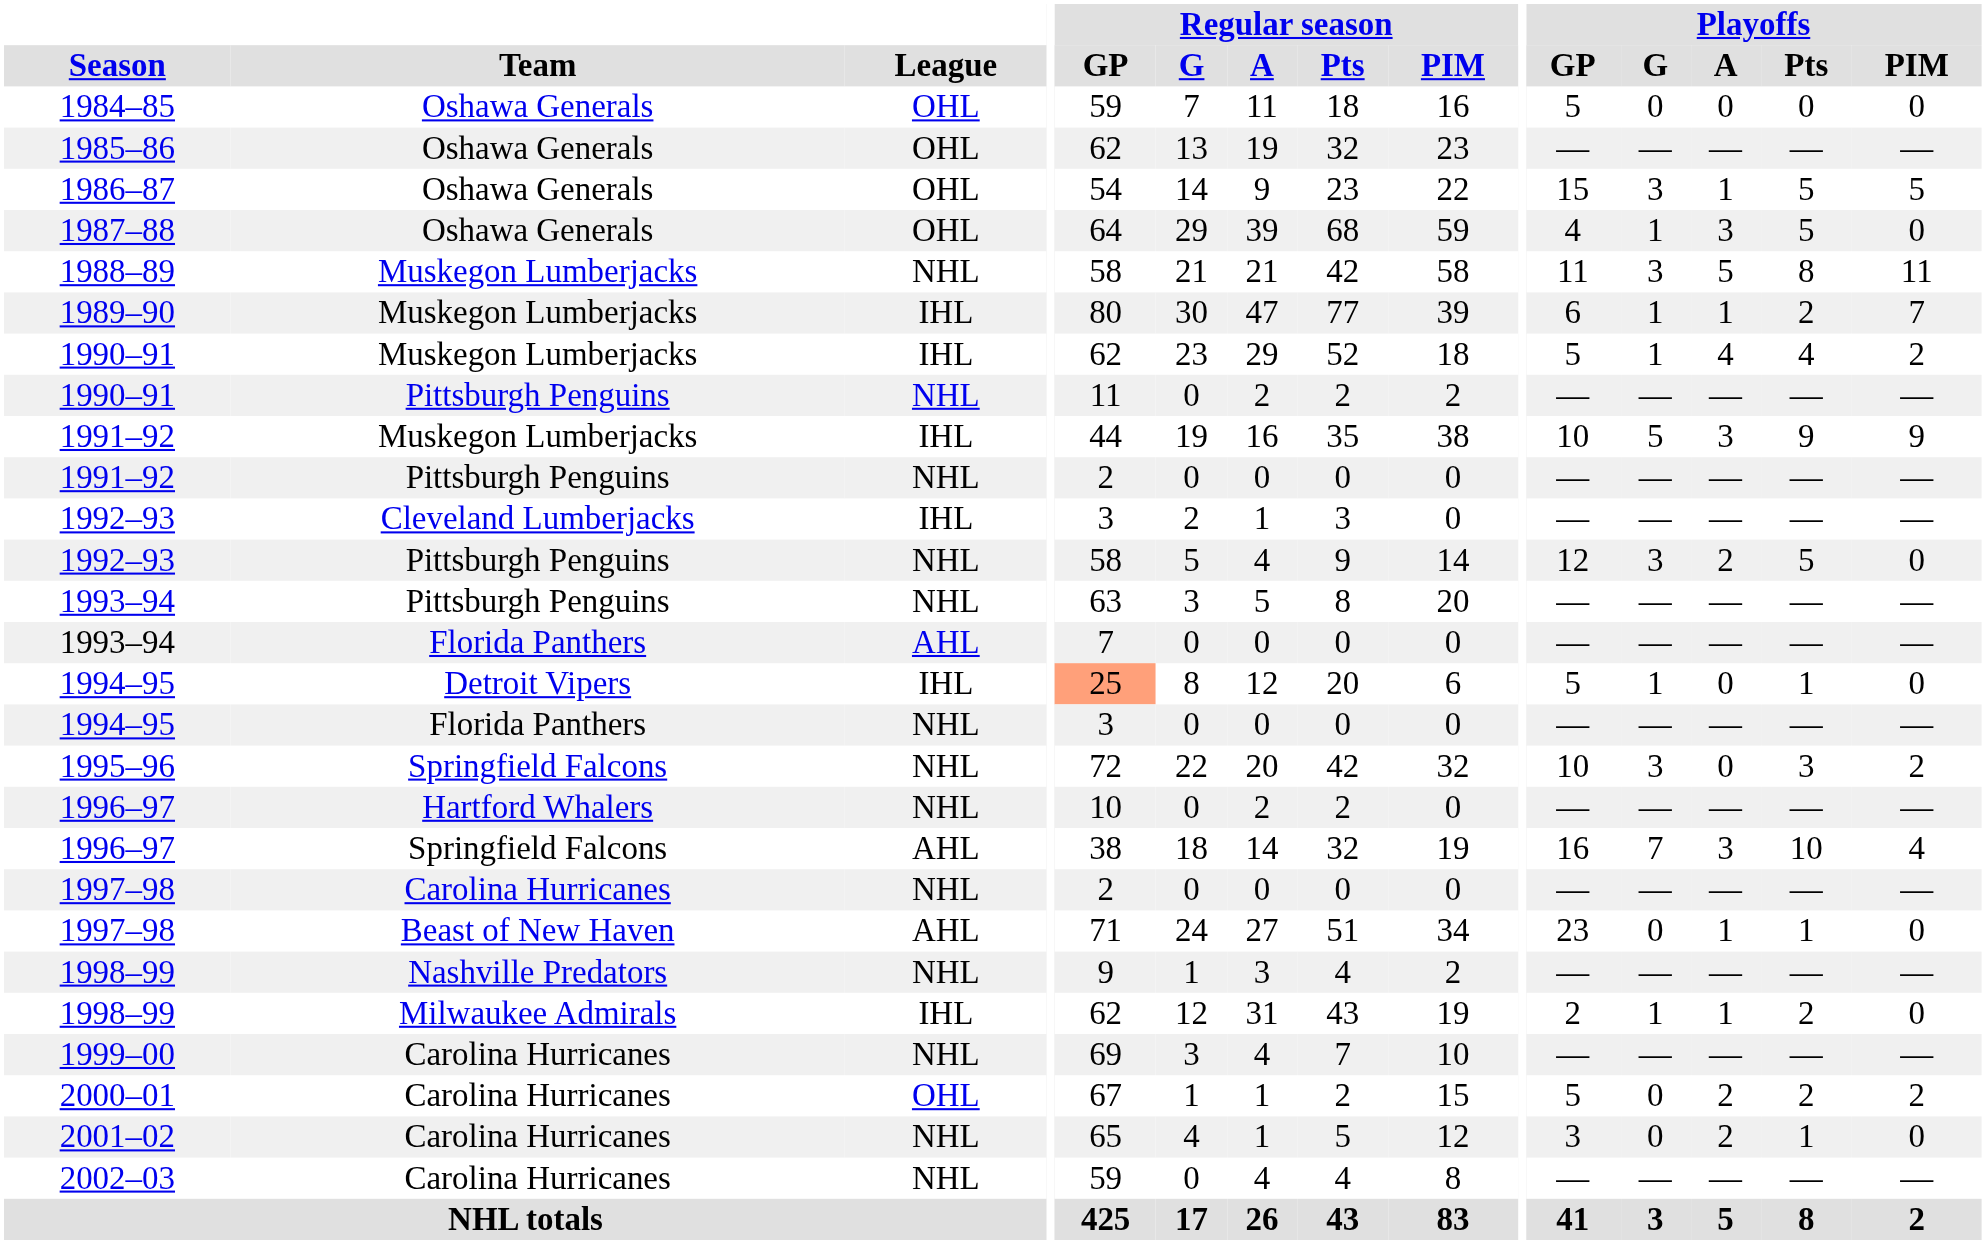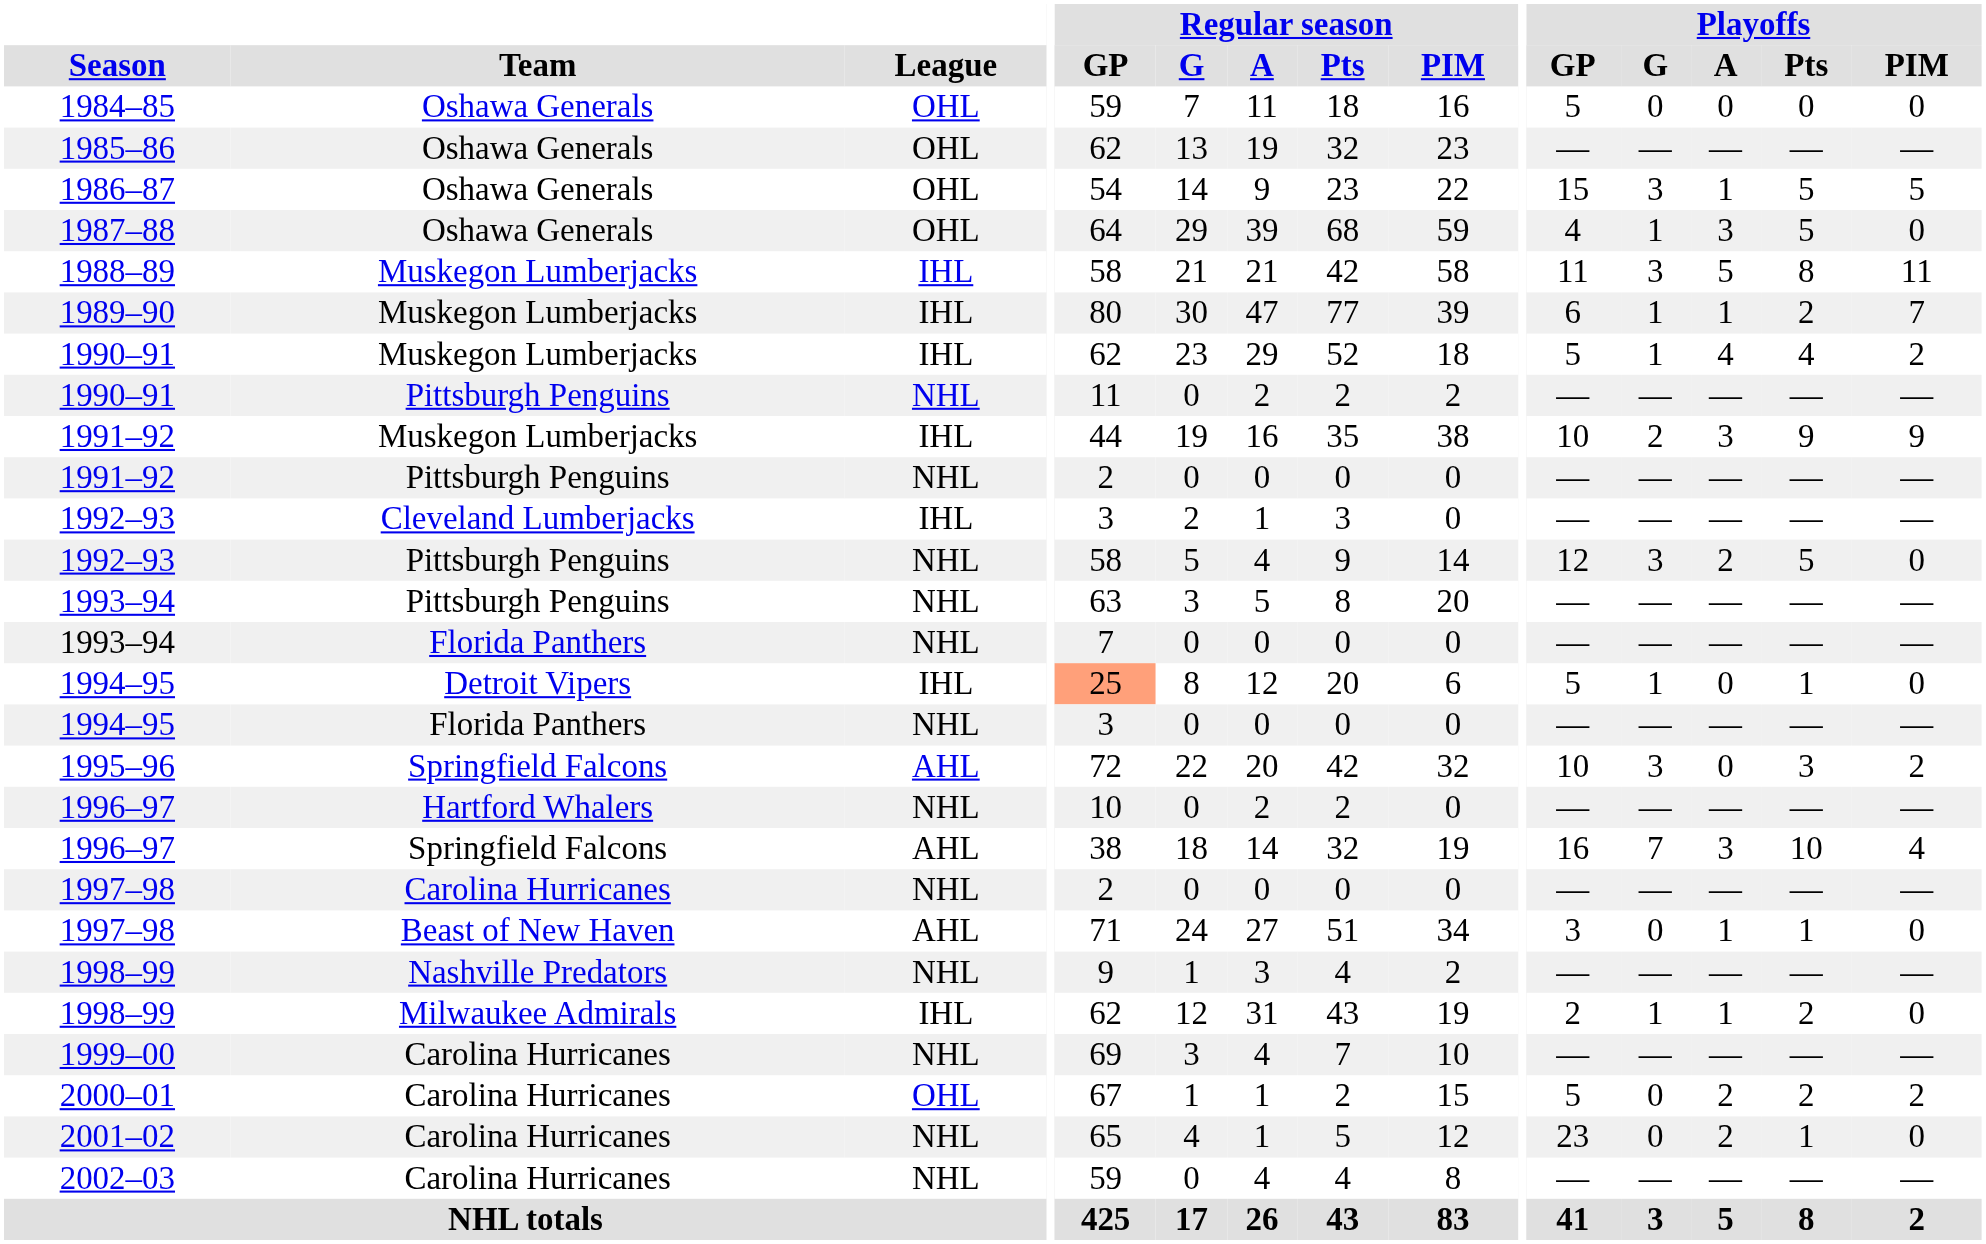(946, 271) NHL -> (946, 271) IHL
(1655, 436) 5 -> (1655, 436) 2
(946, 642) AHL -> (946, 642) NHL
(946, 765) NHL -> (946, 765) AHL
(1573, 930) 23 -> (1573, 930) 3
(1573, 1136) 3 -> (1573, 1136) 23
